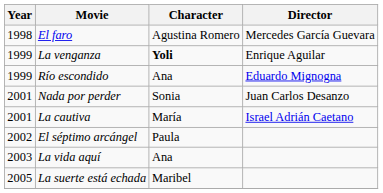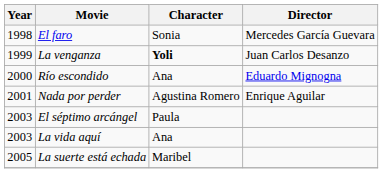(196, 35) Agustina Romero -> (166, 35) Sonia
(285, 55) Enrique Aguilar -> (297, 55) Juan Carlos Desanzo
(20, 76) 1999 -> (20, 76) 2000
(166, 96) Sonia -> (196, 96) Agustina Romero
(297, 96) Juan Carlos Desanzo -> (285, 96) Enrique Aguilar
- row: (64, 117)
(20, 137) 2002 -> (20, 117) 2003
